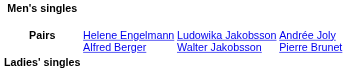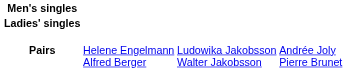rows swapped: (42, 62) <-> (42, 36)
